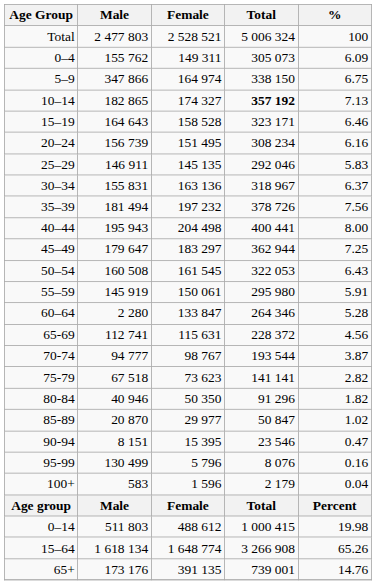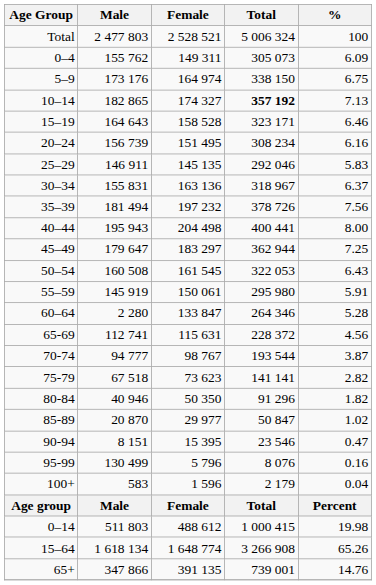(126, 79) 347 866 -> (126, 79) 173 176
(126, 569) 173 176 -> (126, 569) 347 866
